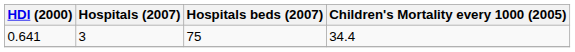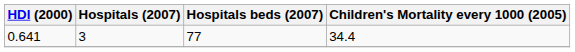(194, 36) 75 -> (194, 36) 77
